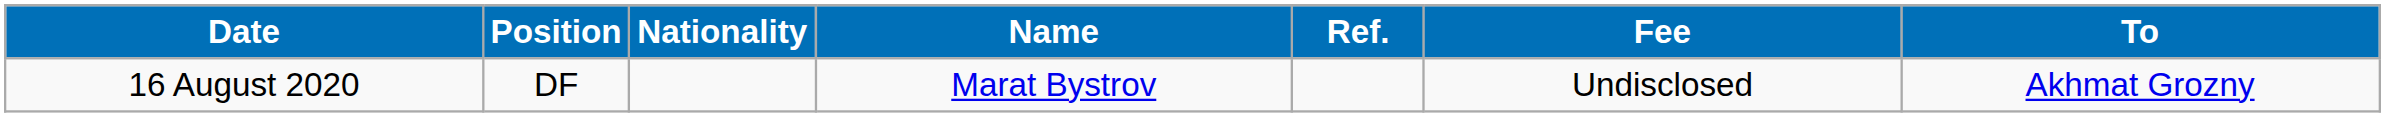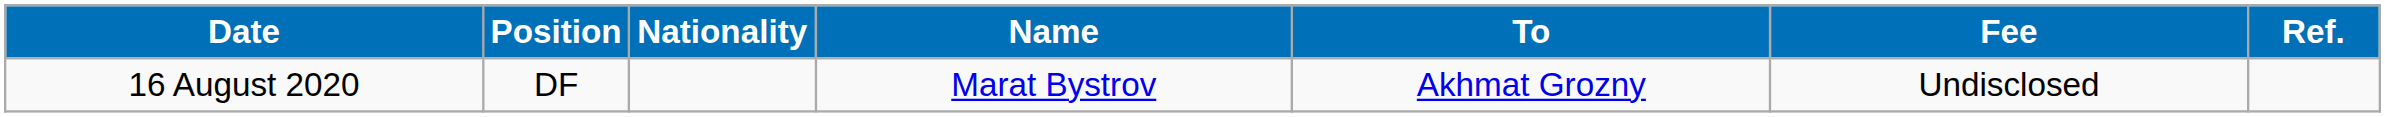columns swapped: (2140, 32) <-> (1358, 32)
